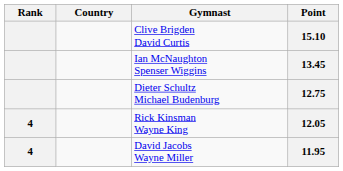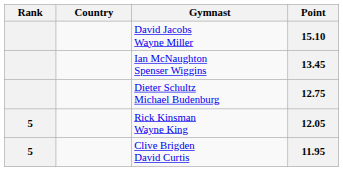(164, 36) Clive Brigden David Curtis -> (164, 36) David Jacobs Wayne Miller
(30, 123) 4 -> (30, 123) 5
(30, 152) 4 -> (30, 152) 5
(164, 152) David Jacobs Wayne Miller -> (164, 152) Clive Brigden David Curtis
